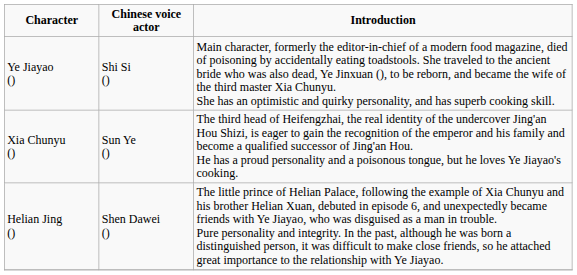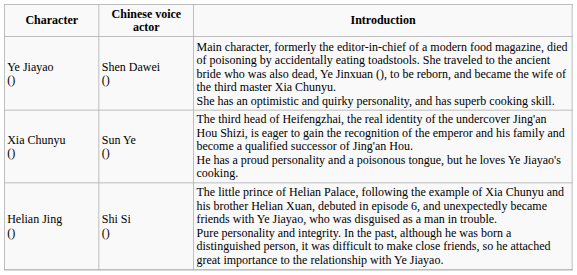(116, 73) Shi Si () -> (131, 73) Shen Dawei ()
(131, 226) Shen Dawei () -> (116, 226) Shi Si ()
